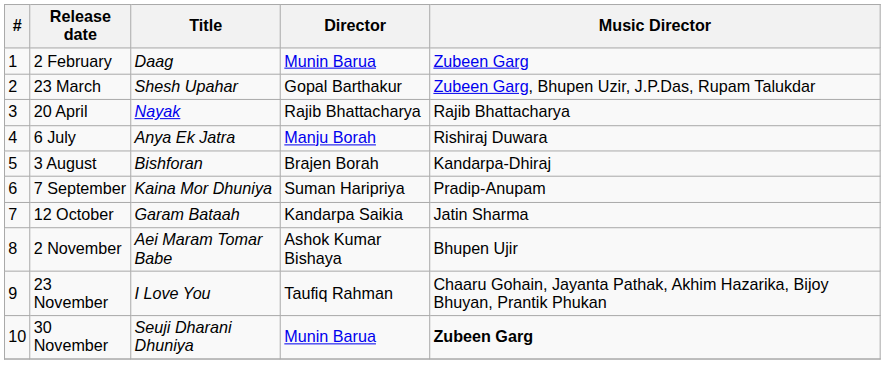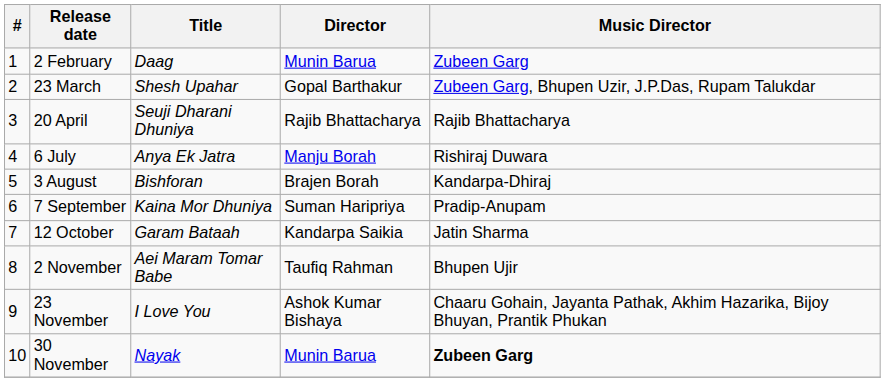(157, 112) Nayak -> (183, 121) Seuji Dharani Dhuniya
(333, 249) Ashok Kumar Bishaya -> (339, 267) Taufiq Rahman
(339, 293) Taufiq Rahman -> (333, 311) Ashok Kumar Bishaya
(183, 337) Seuji Dharani Dhuniya -> (157, 355) Nayak
